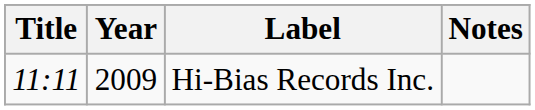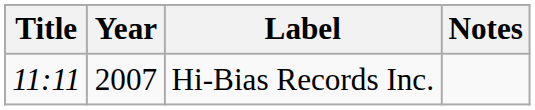(126, 78) 2009 -> (126, 78) 2007
